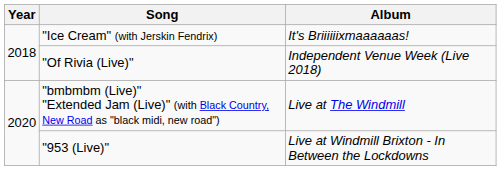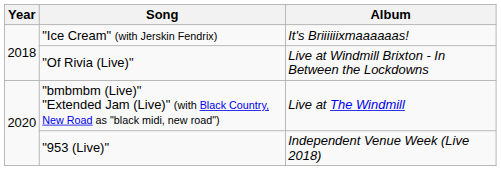(379, 63) Independent Venue Week (Live 2018) -> (367, 63) Live at Windmill Brixton - In Between the Lockdowns
(367, 148) Live at Windmill Brixton - In Between the Lockdowns -> (379, 148) Independent Venue Week (Live 2018)
